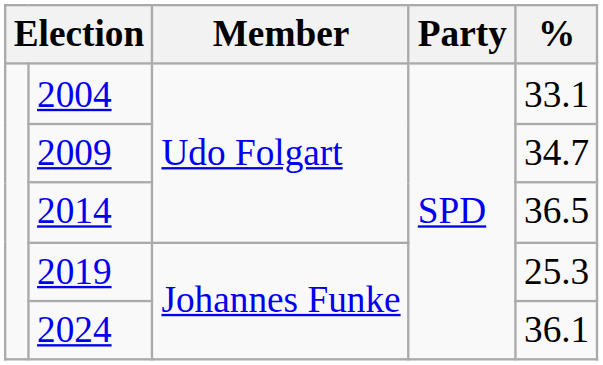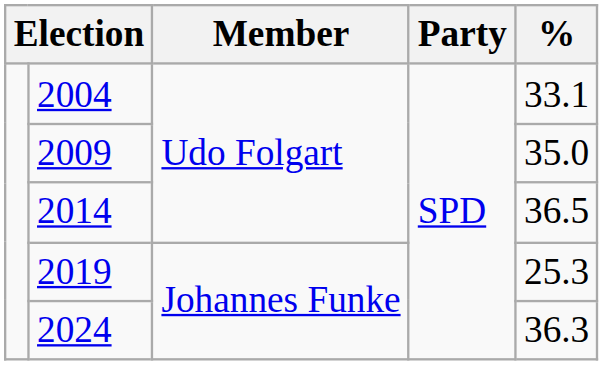(557, 152) 34.7 -> (557, 152) 35.0
(557, 329) 36.1 -> (557, 329) 36.3
